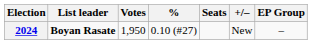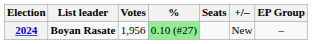(133, 30) 1,950 -> (133, 30) 1,956
(174, 30) no background -> (174, 30) lightgreen background
